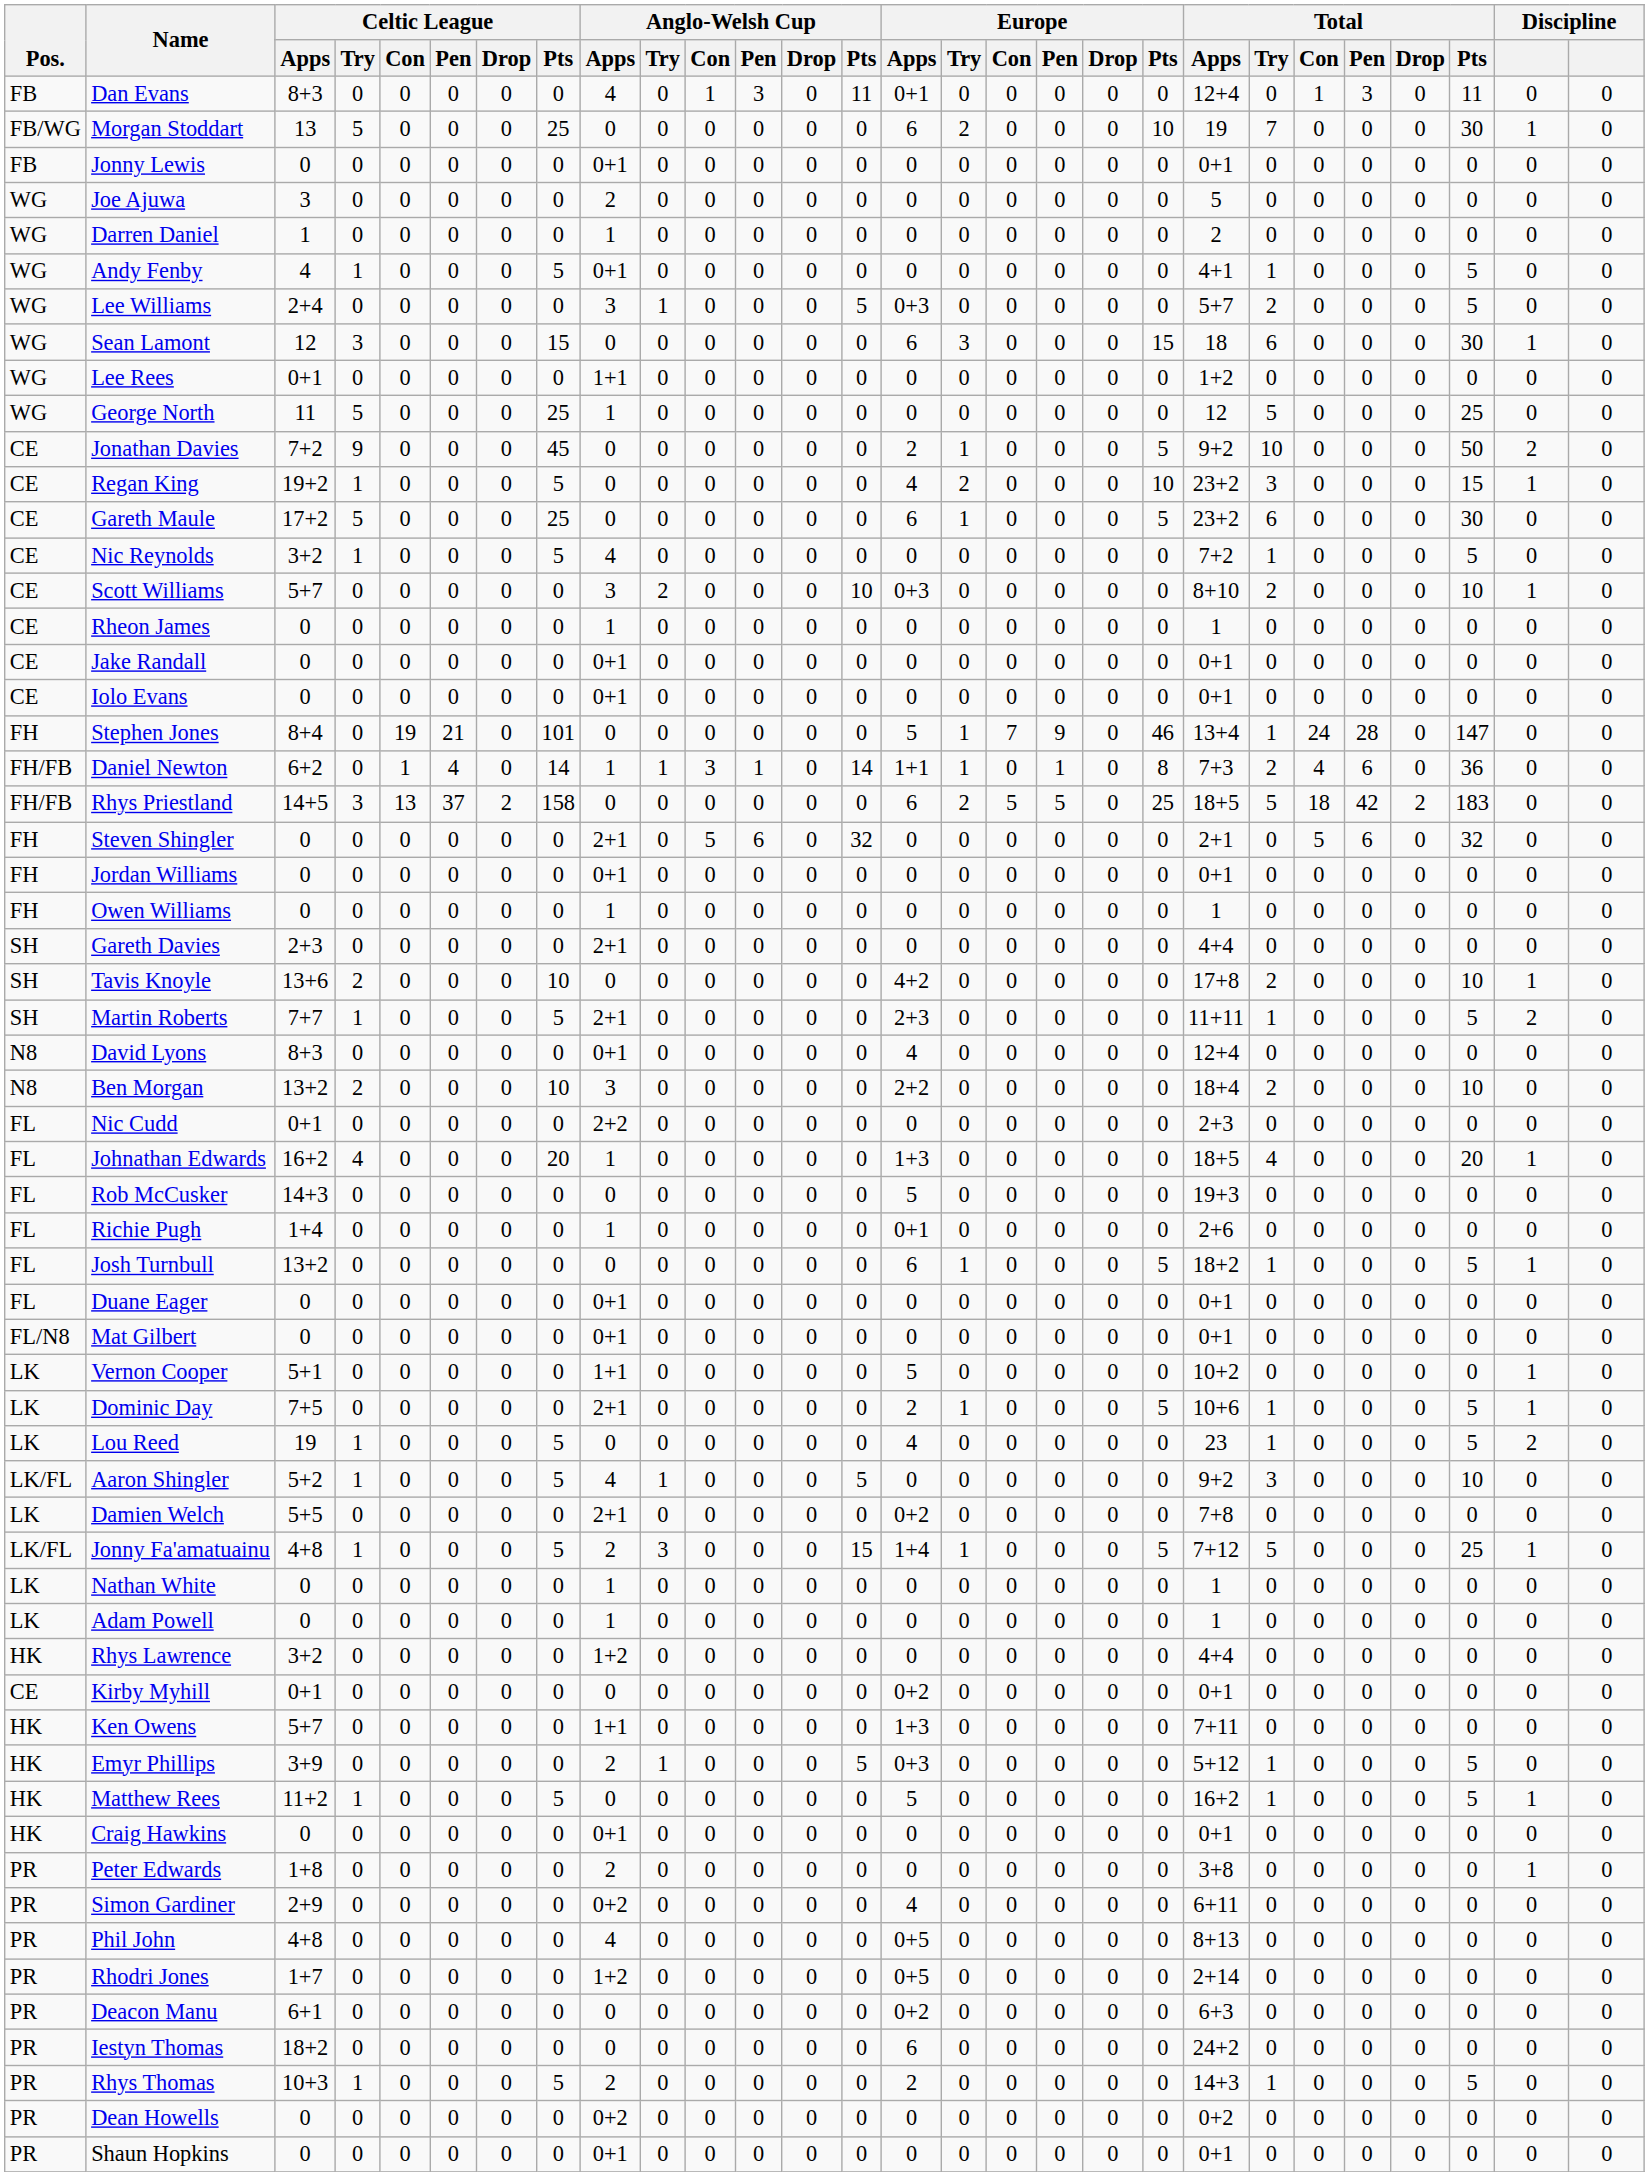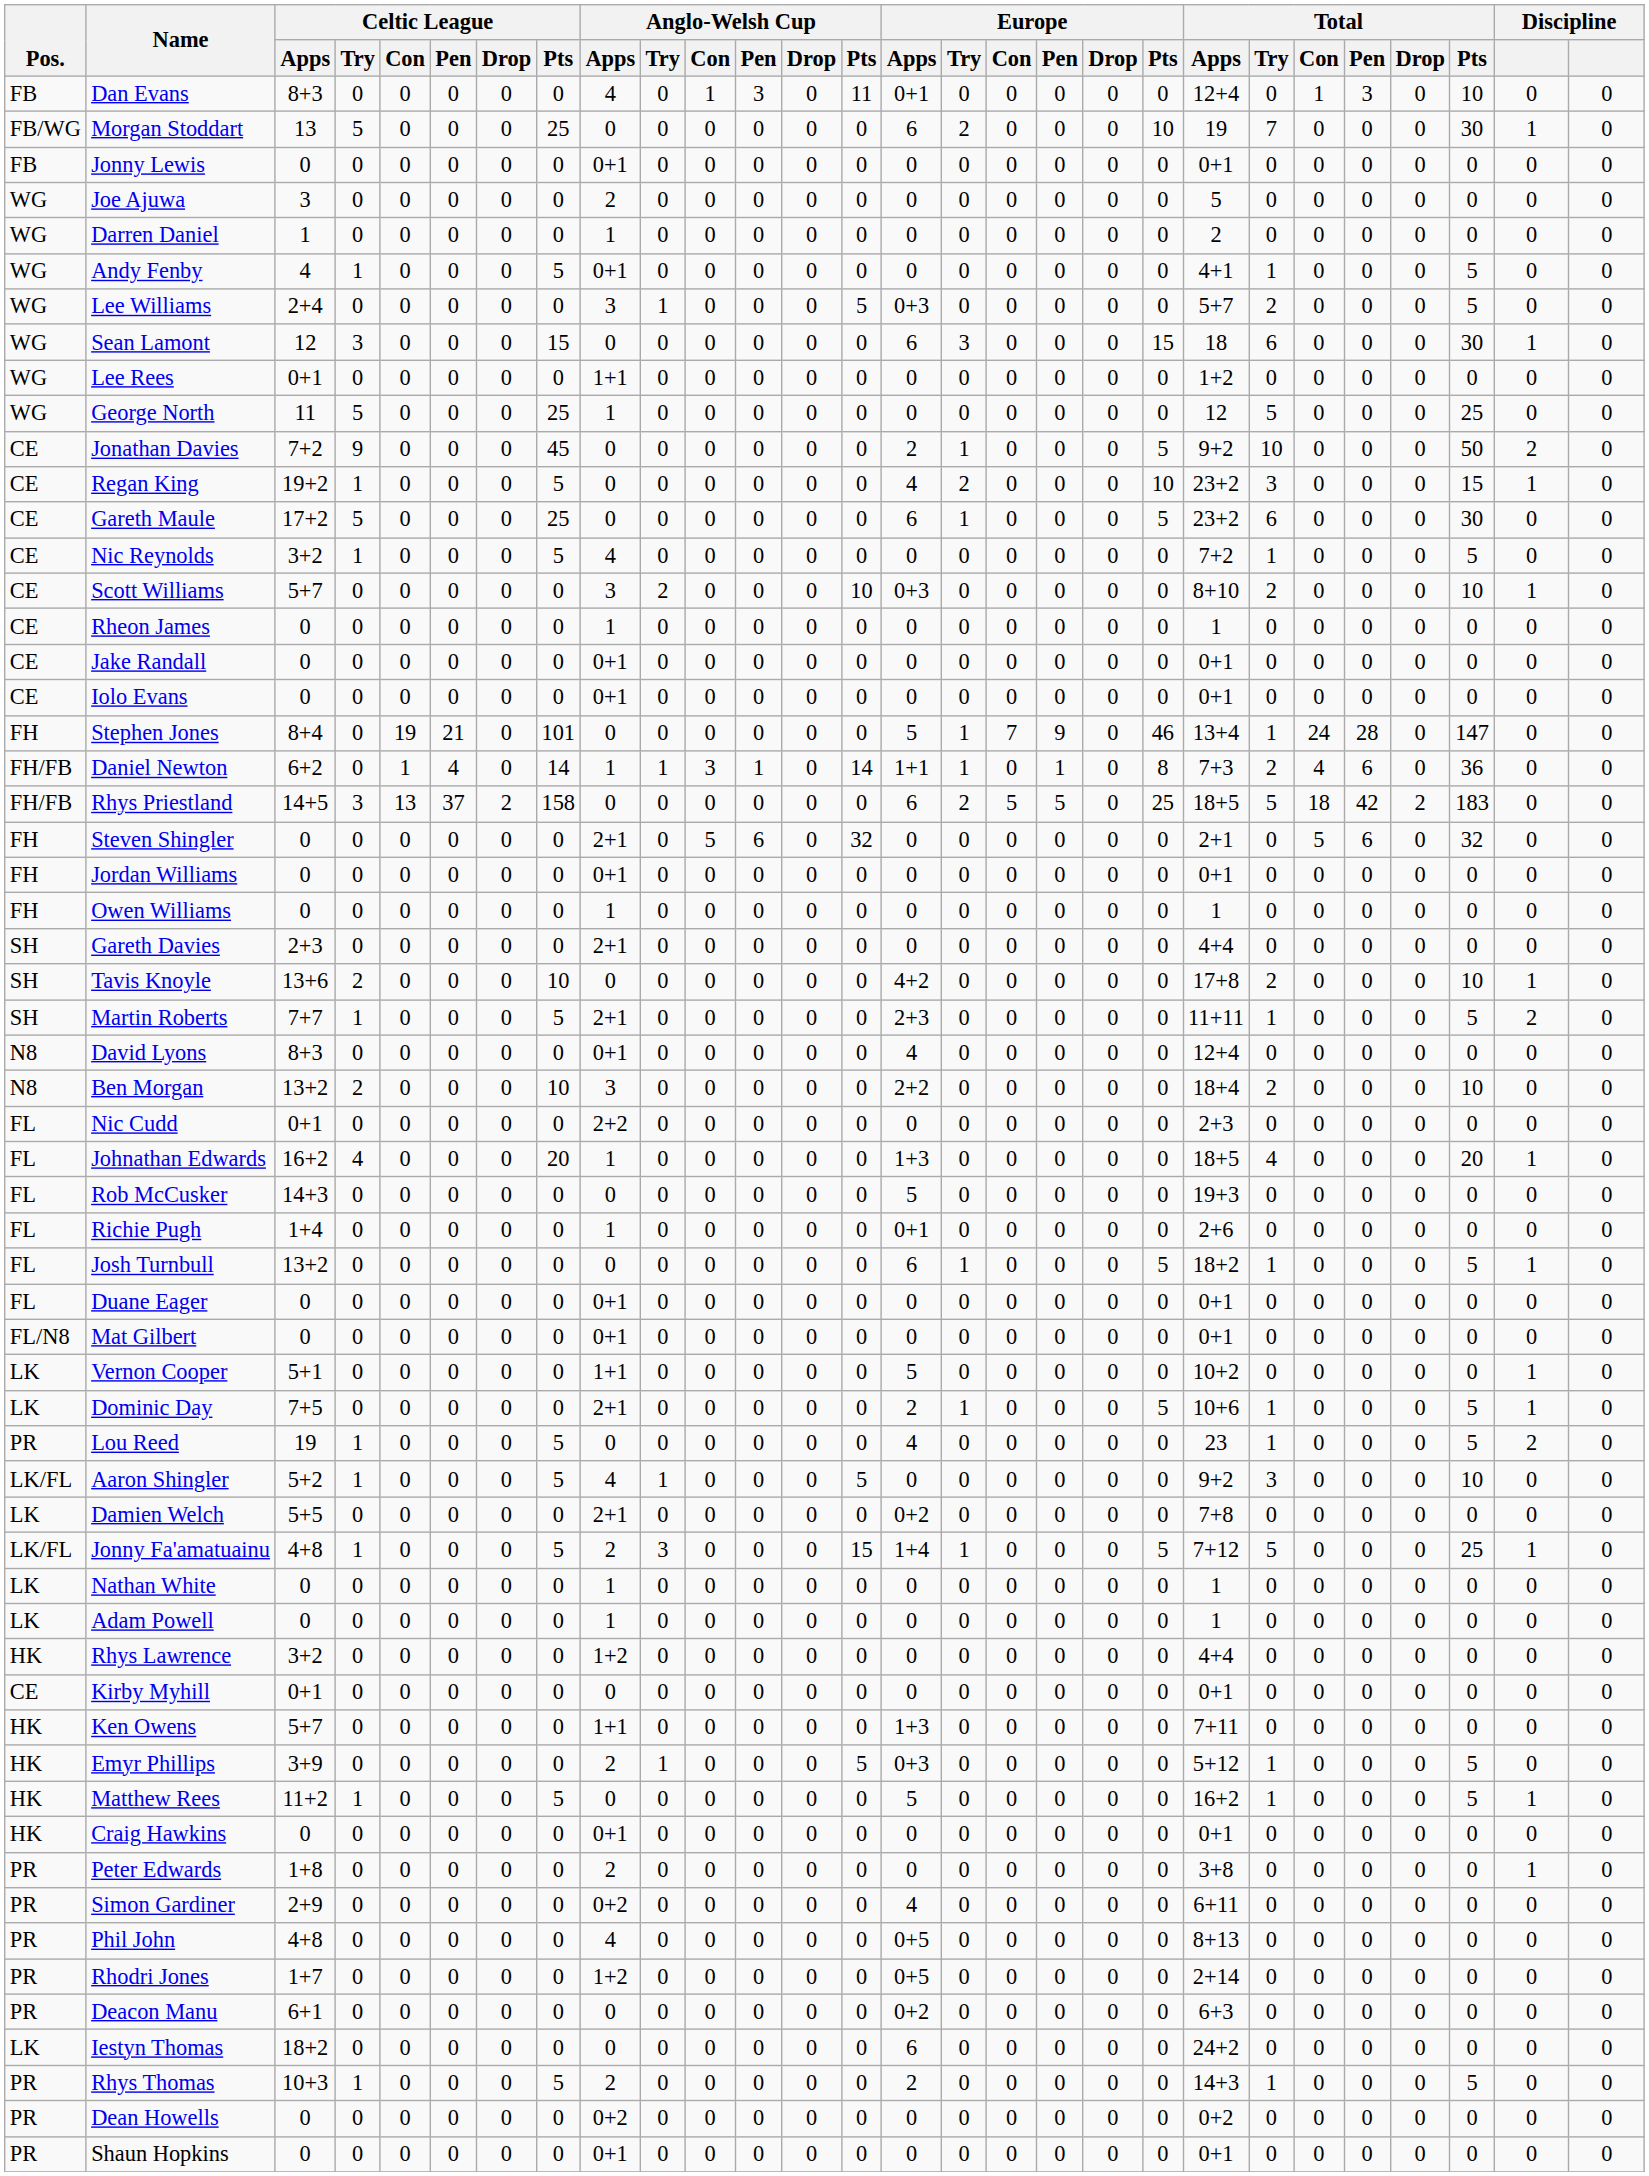(1472, 93) 11 -> (1472, 93) 10
(25, 1443) LK -> (24, 1443) PR
(912, 1691) 0+2 -> (912, 1691) 0
(24, 2047) PR -> (25, 2047) LK
